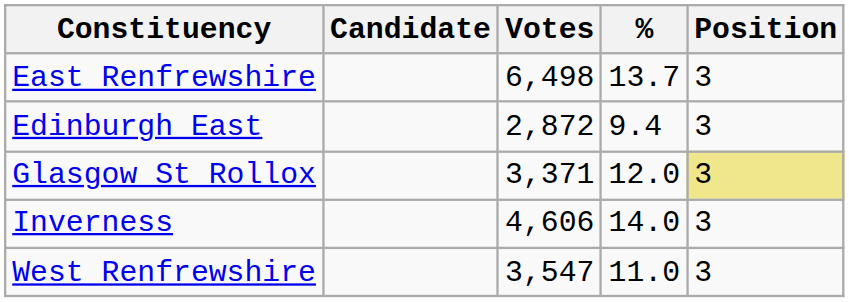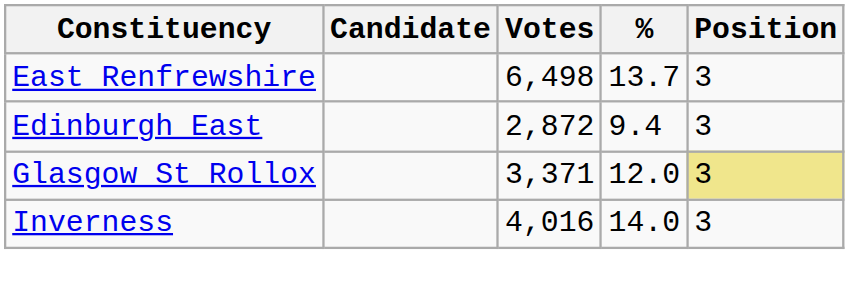(550, 223) 4,606 -> (550, 223) 4,016
- row: (164, 272)
